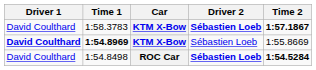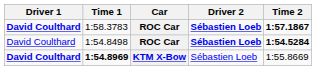(41, 27) normal -> (44, 27) bold
(159, 27) KTM X-Bow -> (159, 27) ROC Car
rows swapped: (107, 42) <-> (106, 57)
